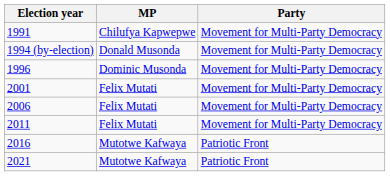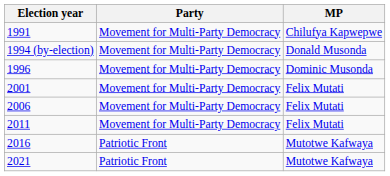columns swapped: (147, 13) <-> (291, 13)
